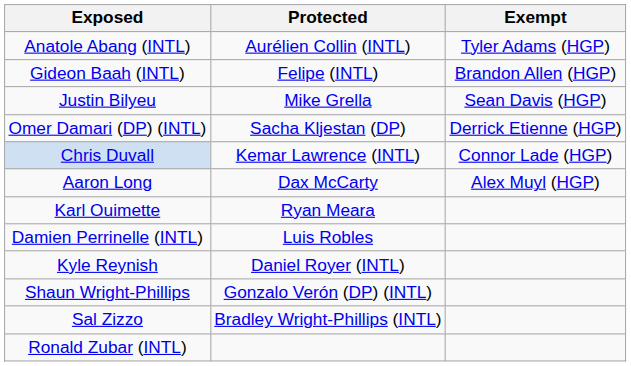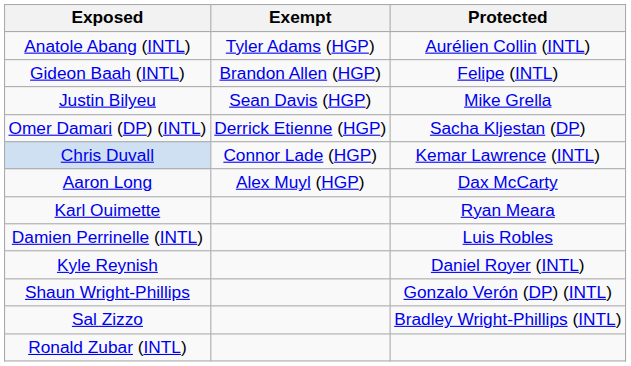columns swapped: (328, 18) <-> (535, 18)
